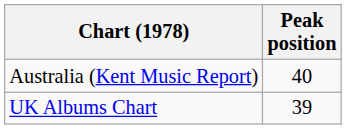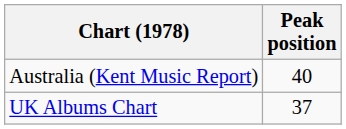(302, 107) 39 -> (302, 107) 37
